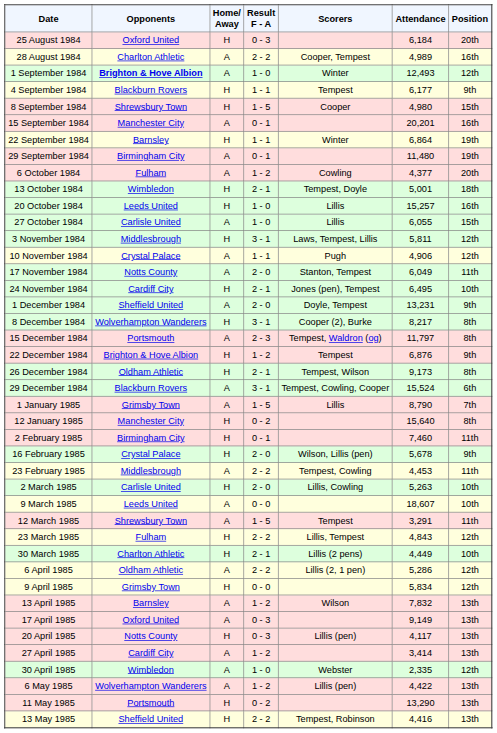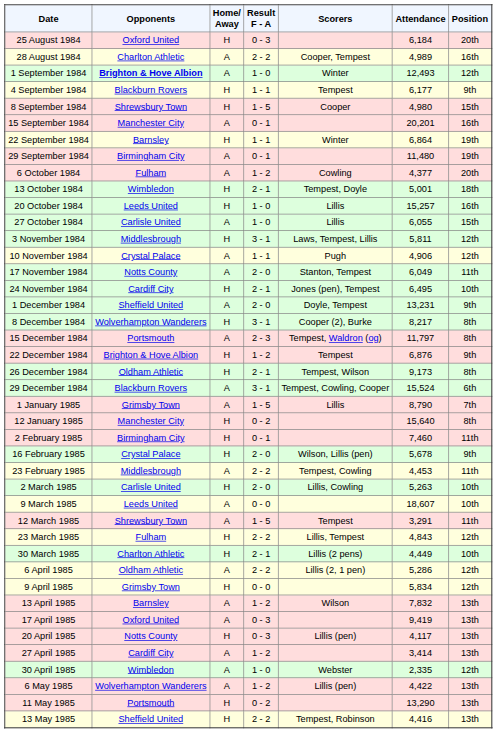(421, 620) 9,149 -> (421, 620) 9,419
